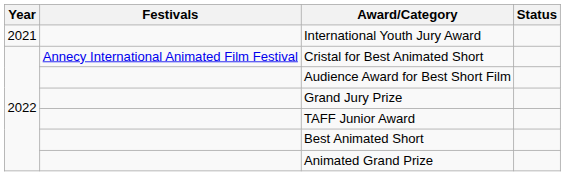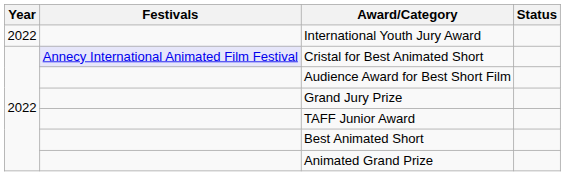(22, 35) 2021 -> (22, 35) 2022
(170, 56) no background -> (170, 56) lavender background
